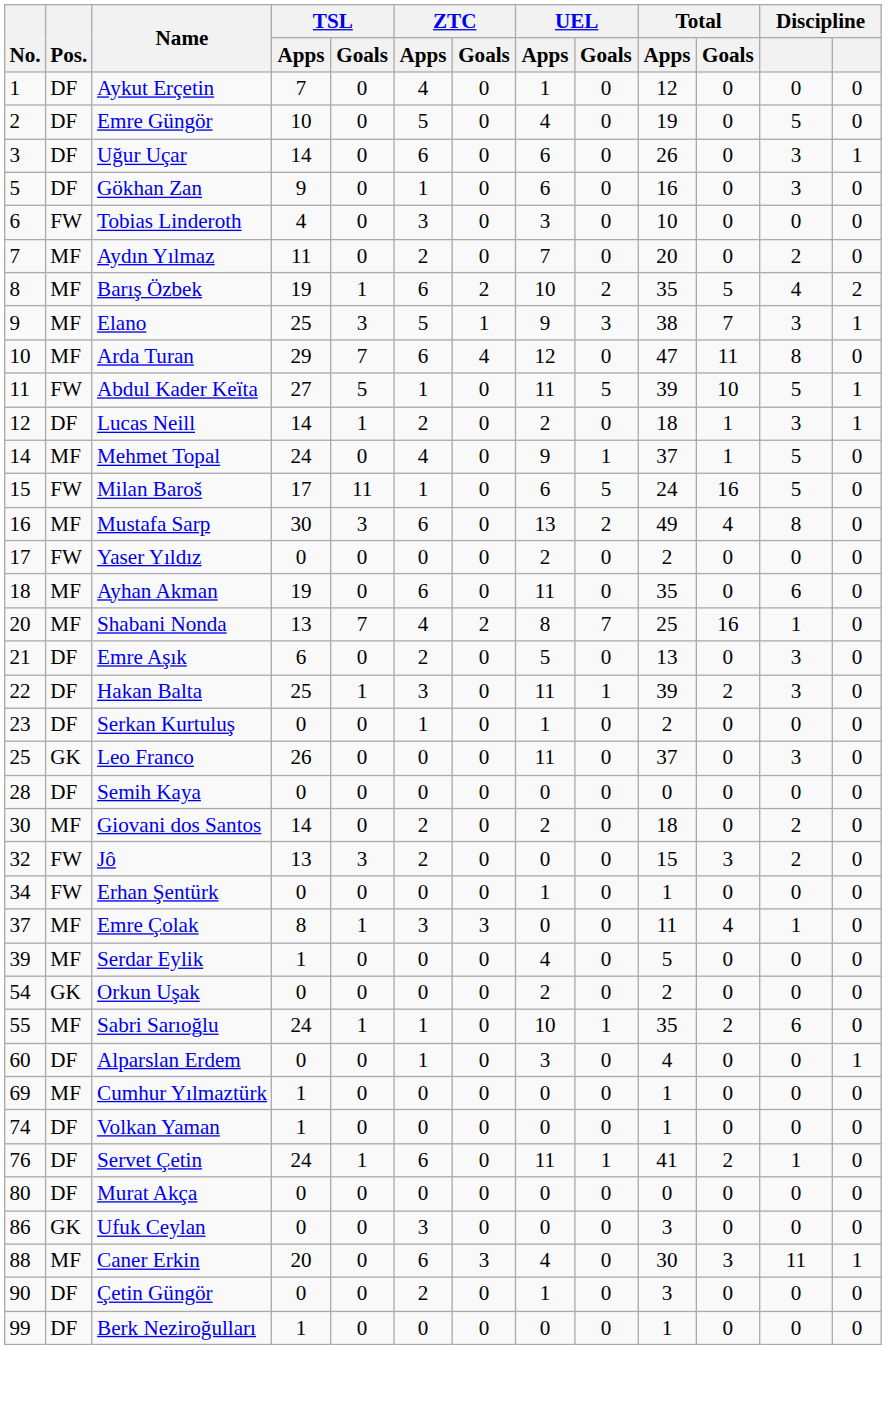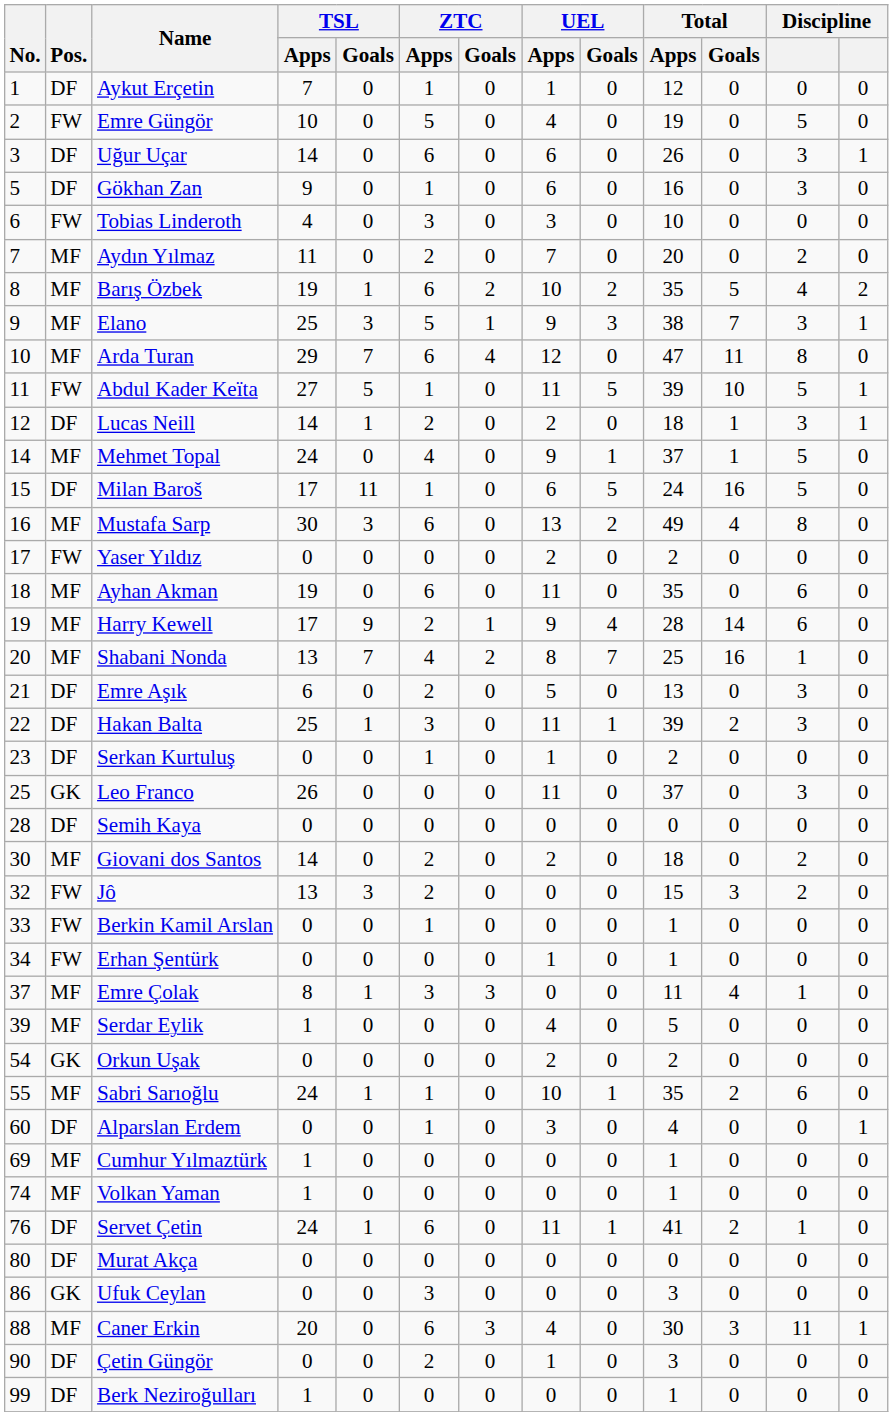(423, 88) 4 -> (429, 88) 1
(64, 121) DF -> (66, 121) FW
(66, 490) FW -> (64, 490) DF
+ row: (155, 624)
+ row: (185, 925)
(64, 1126) DF -> (66, 1193) MF
